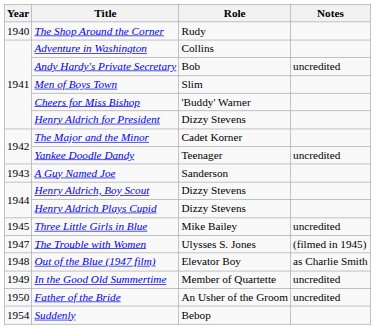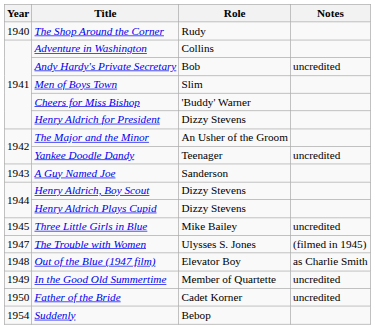(212, 137) Cadet Korner -> (235, 137) An Usher of the Groom
(235, 297) An Usher of the Groom -> (212, 297) Cadet Korner
